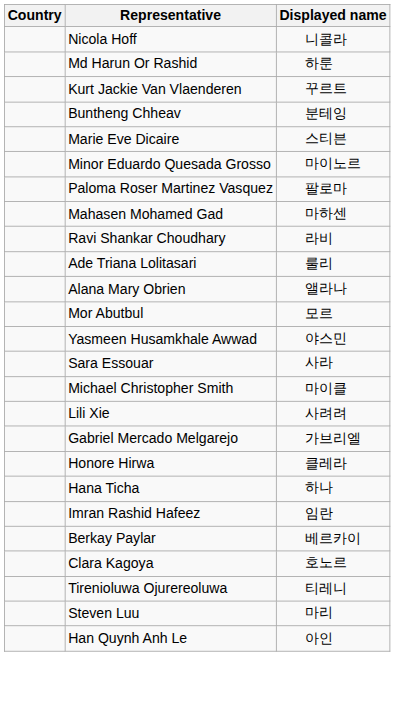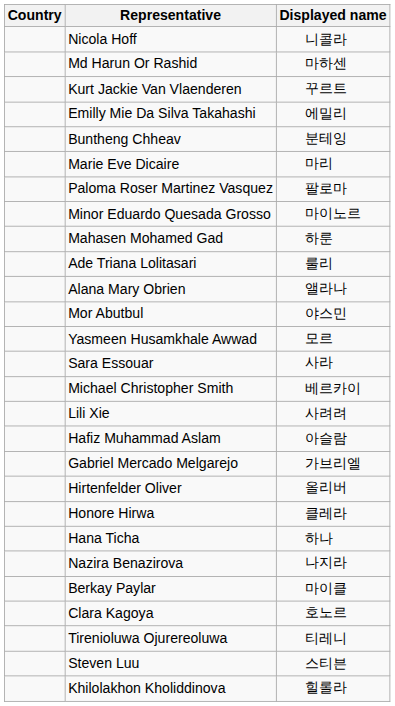(319, 63) 하룬 -> (326, 63) 마하센
+ row: (162, 114)
(326, 138) 스티븐 -> (319, 163) 마리
rows swapped: (169, 164) <-> (171, 189)
(326, 213) 마하센 -> (319, 238) 하룬
- row: (147, 239)
(319, 313) 모르 -> (326, 313) 야스민
(326, 338) 야스민 -> (319, 338) 모르
(326, 388) 마이클 -> (333, 388) 베르카이
+ row: (144, 438)
+ row: (125, 488)
- row: (134, 513)
+ row: (126, 563)
(333, 538) 베르카이 -> (326, 588) 마이클
(319, 613) 마리 -> (326, 663) 스티븐
+ row: (147, 688)
- row: (128, 638)
